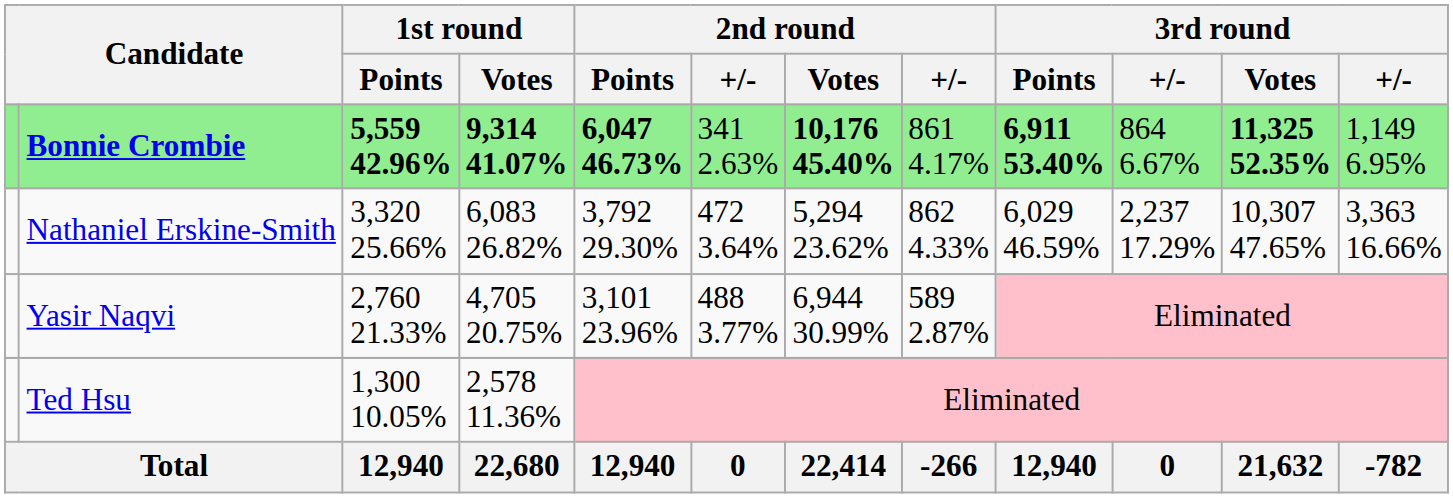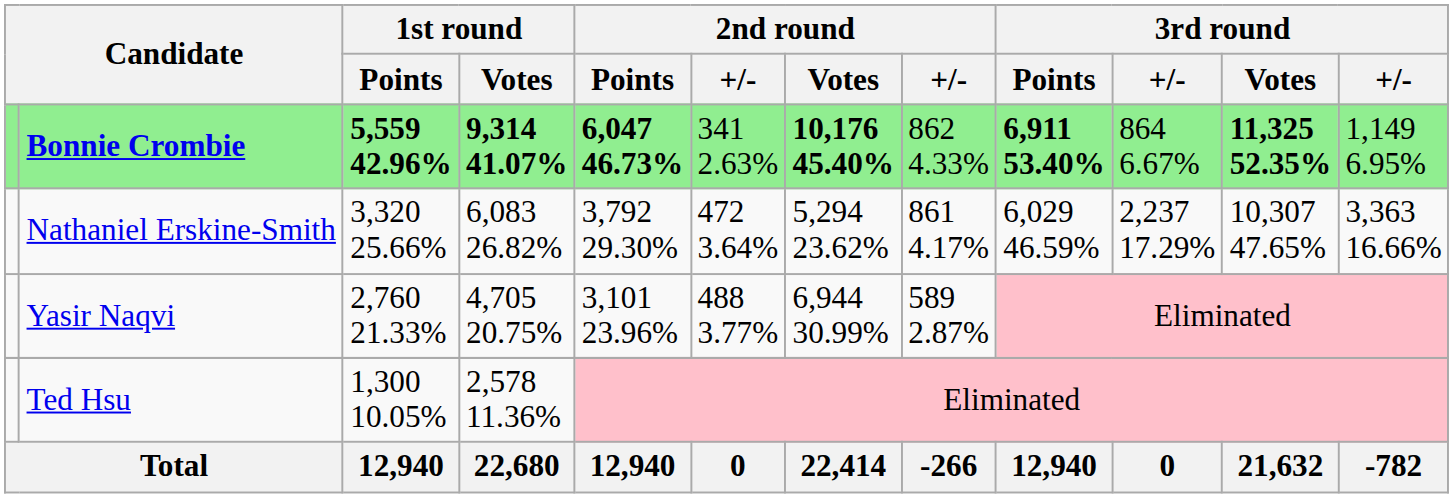(949, 145) 861 4.17% -> (949, 145) 862 4.33%
(949, 230) 862 4.33% -> (949, 230) 861 4.17%
